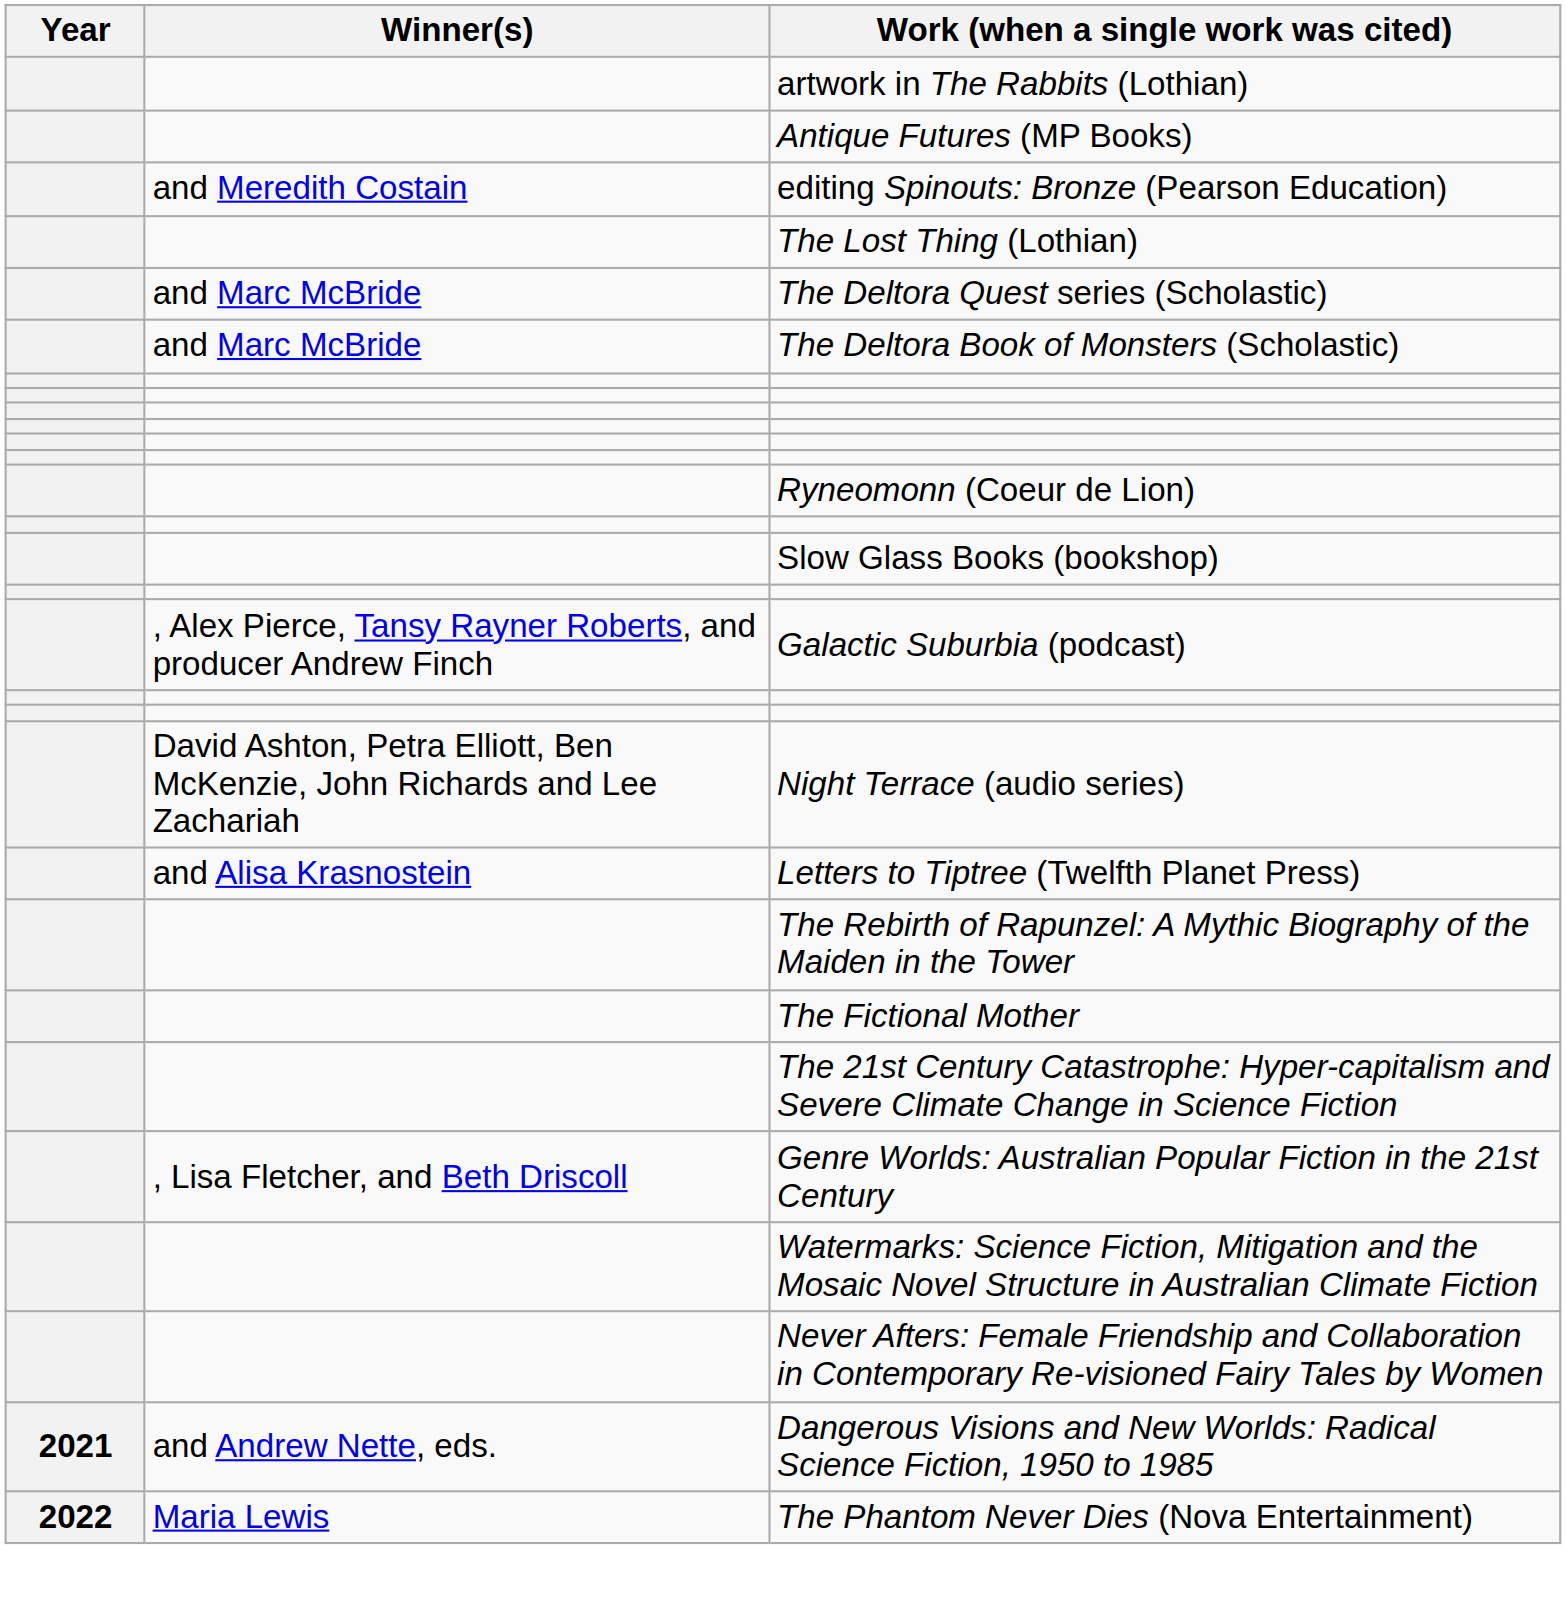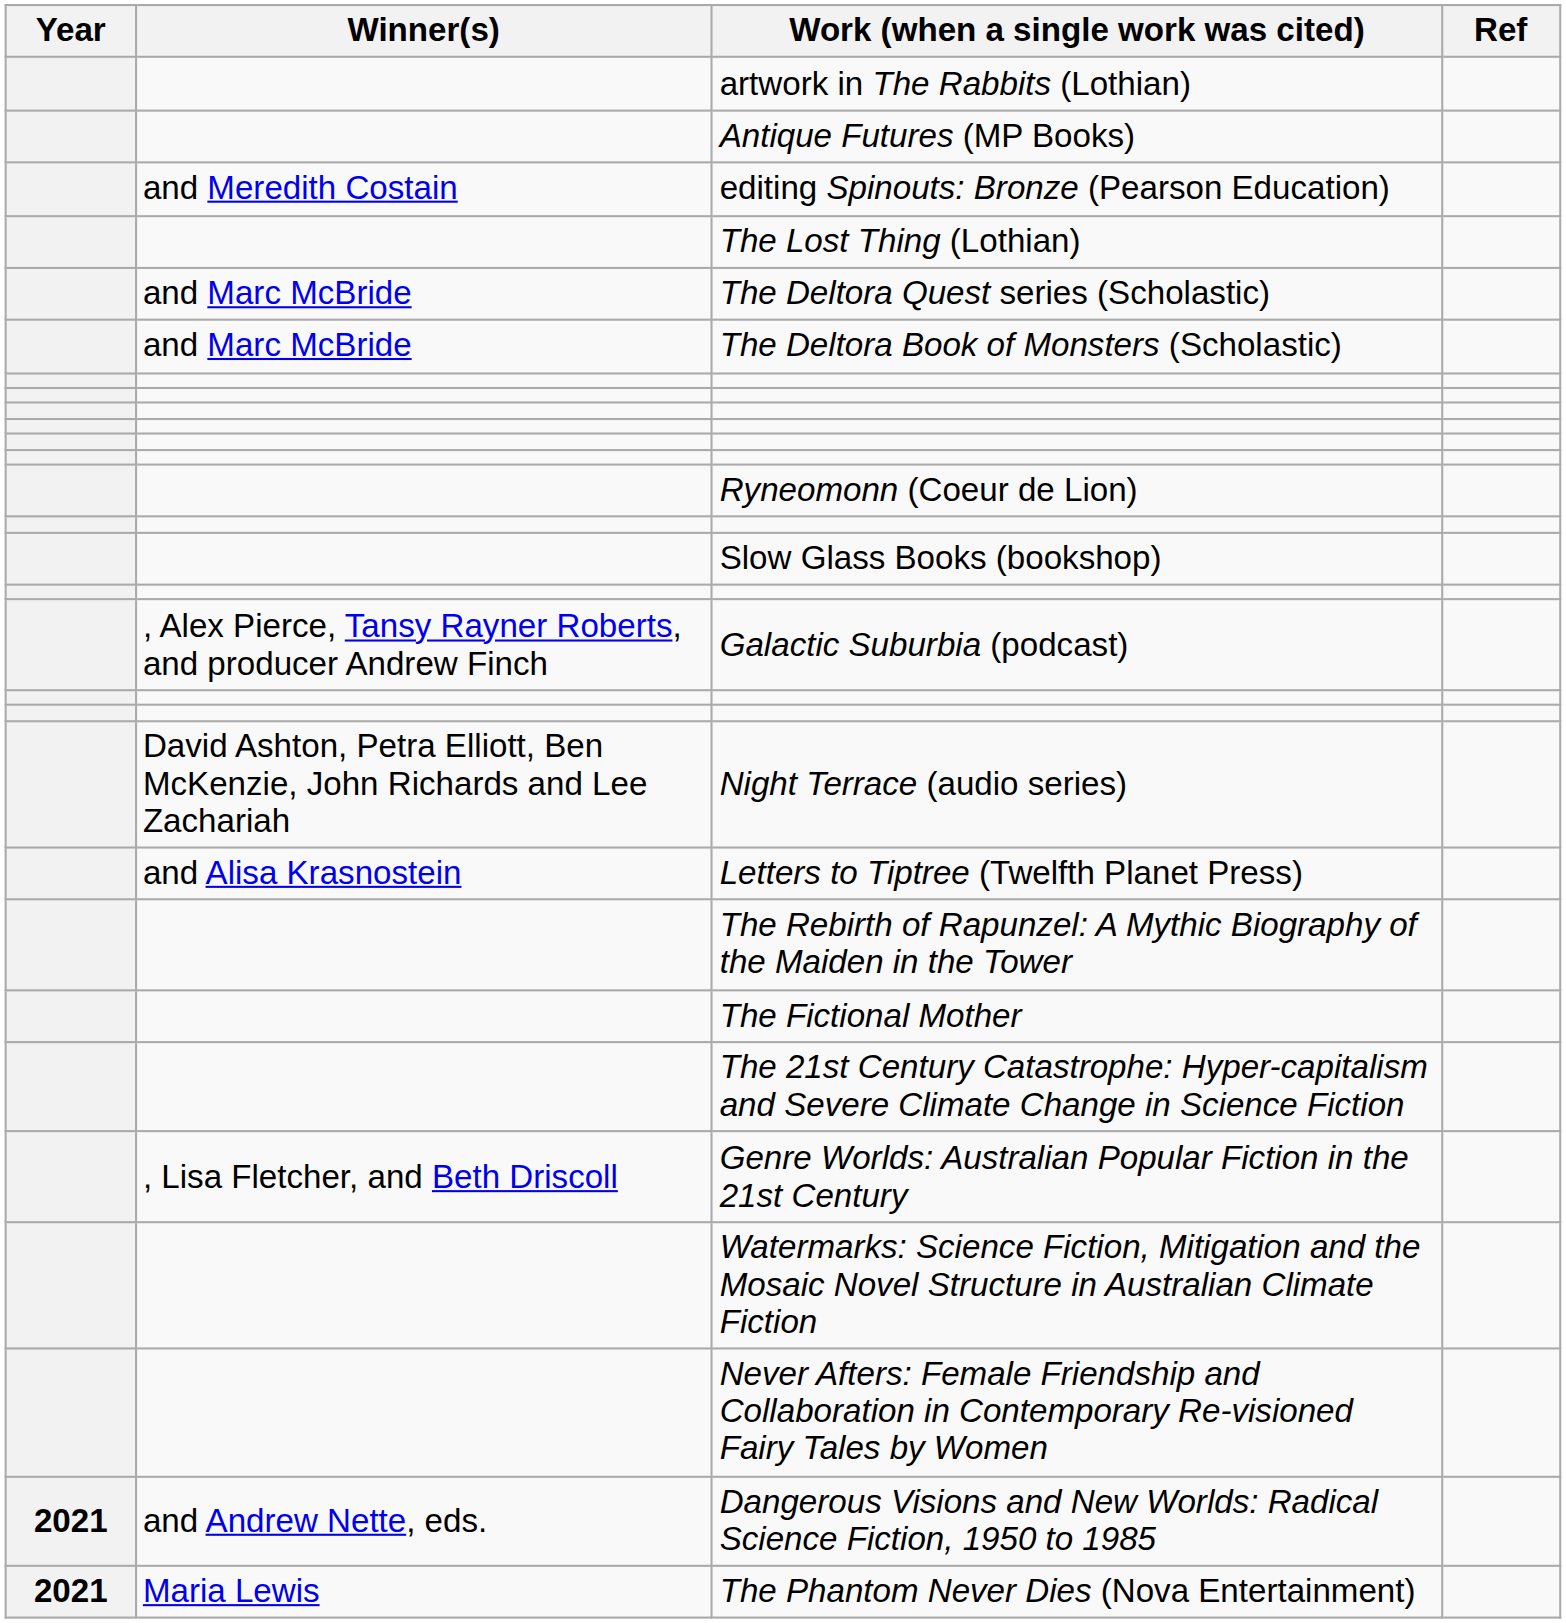+ column: (1501, 30)
(76, 1516) 2022 -> (71, 1591) 2021
